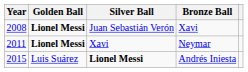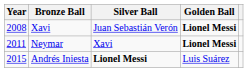columns swapped: (58, 12) <-> (207, 12)
